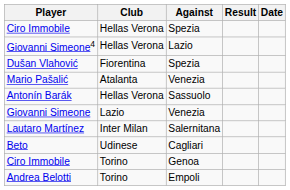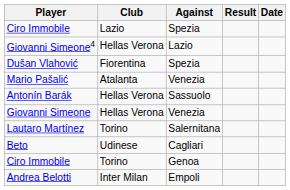(132, 28) Hellas Verona -> (112, 28) Lazio
(112, 112) Lazio -> (132, 112) Hellas Verona
(124, 129) Inter Milan -> (114, 129) Torino
(114, 177) Torino -> (124, 177) Inter Milan
